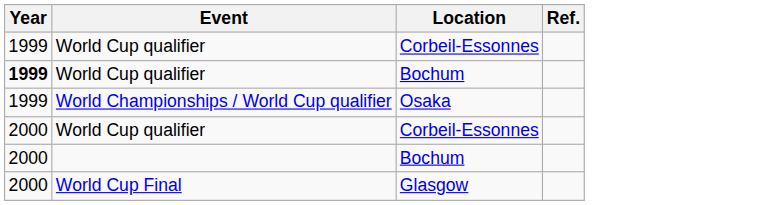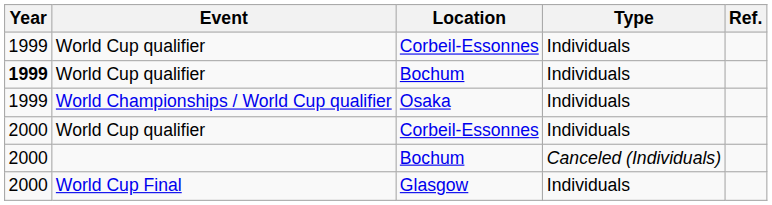+ column: (634, 18)
